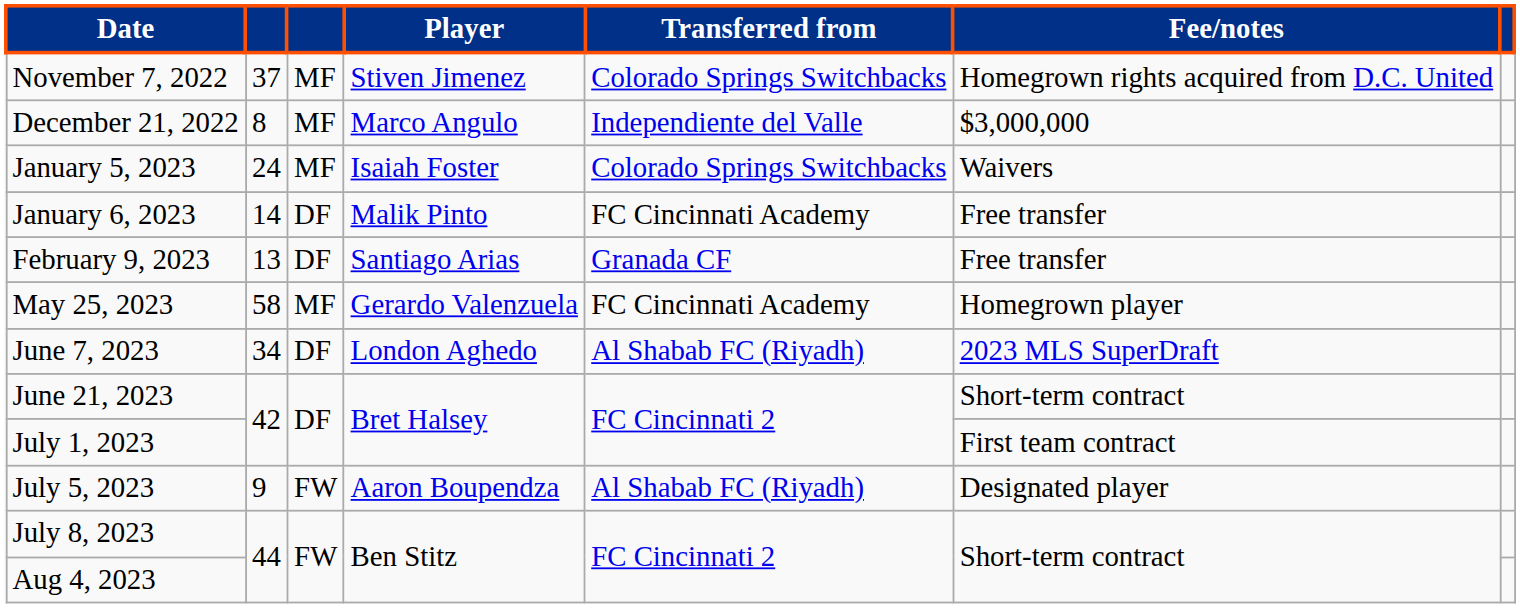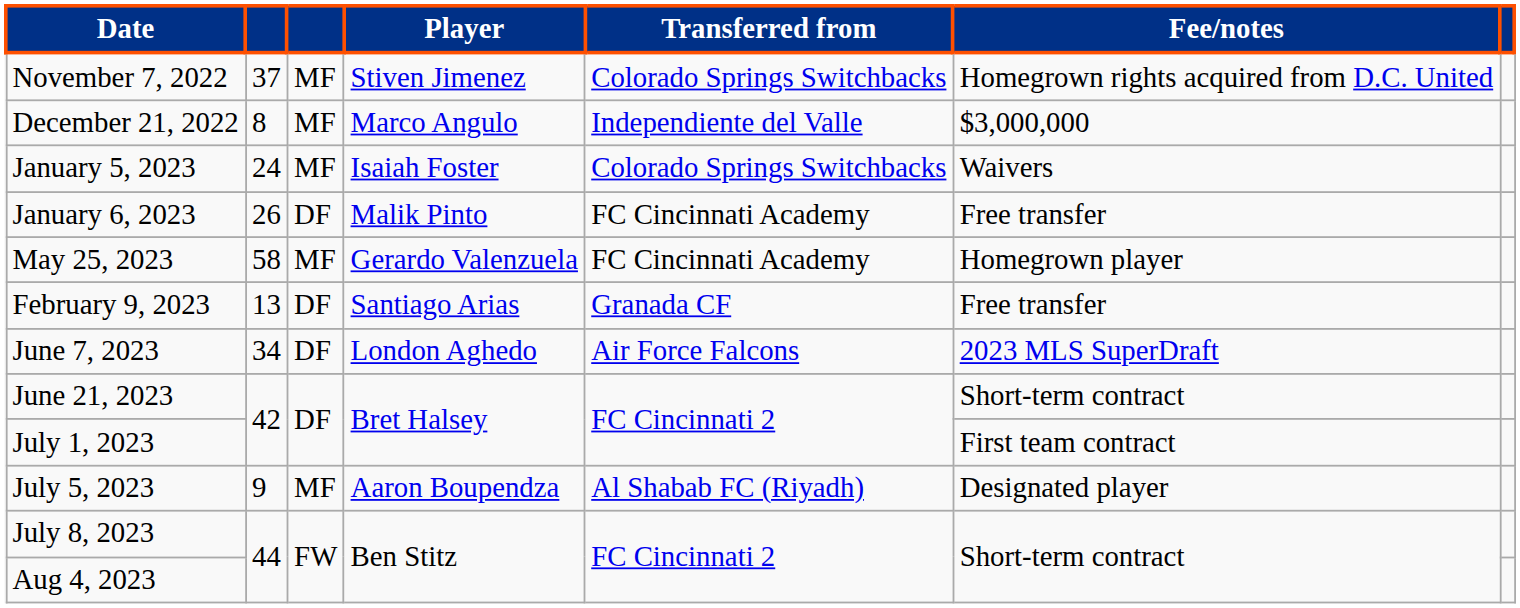(266, 213) 14 -> (266, 213) 26
rows swapped: (111, 259) <-> (93, 304)
(728, 350) Al Shabab FC (Riyadh) -> (695, 350) Air Force Falcons
(316, 487) FW -> (315, 487) MF
